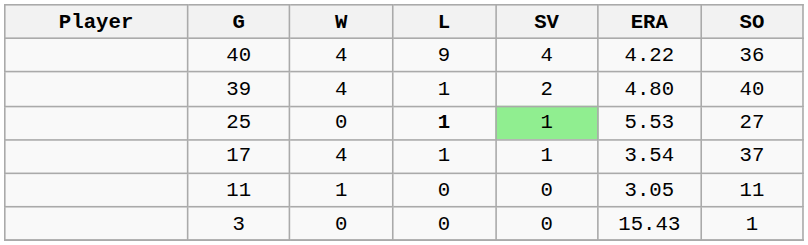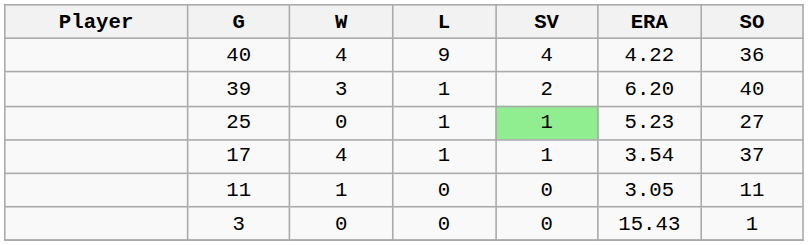(341, 89) 4 -> (341, 89) 3
(649, 89) 4.80 -> (649, 89) 6.20
(444, 123) bold -> (444, 123) normal
(649, 123) 5.53 -> (649, 123) 5.23
